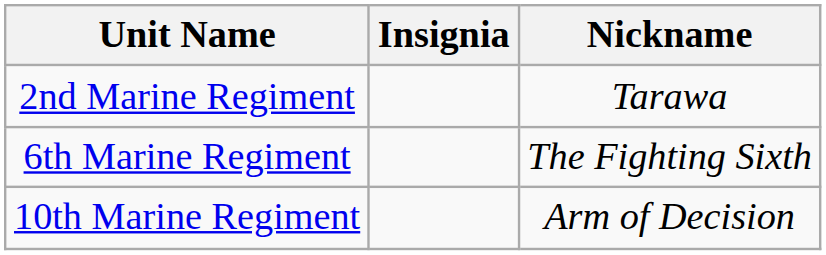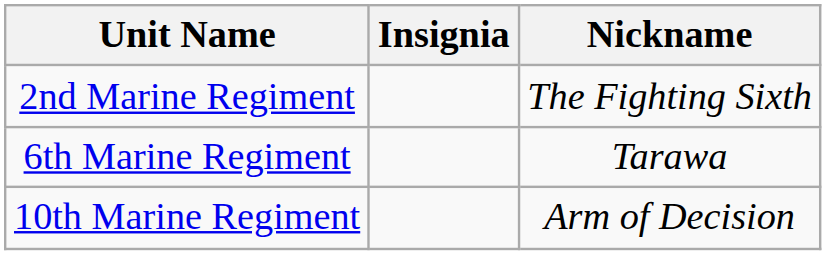(670, 95) Tarawa -> (670, 95) The Fighting Sixth
(670, 156) The Fighting Sixth -> (670, 156) Tarawa
